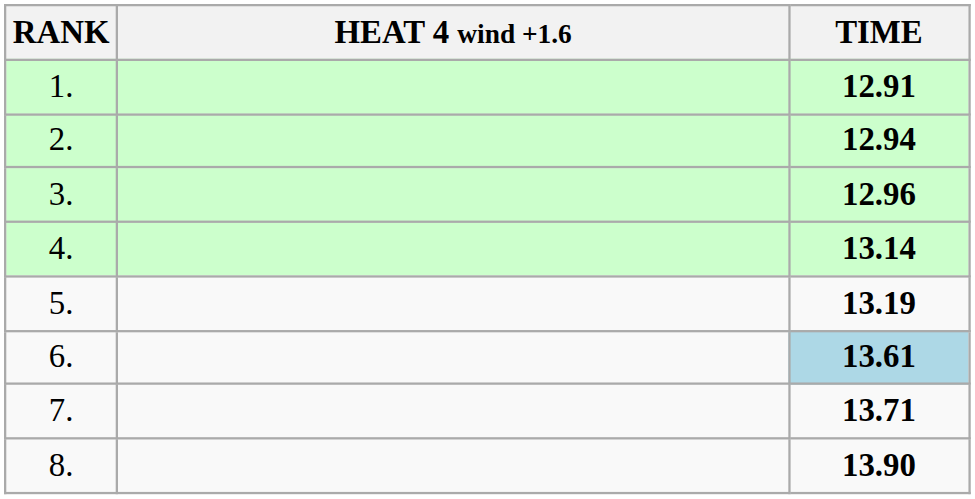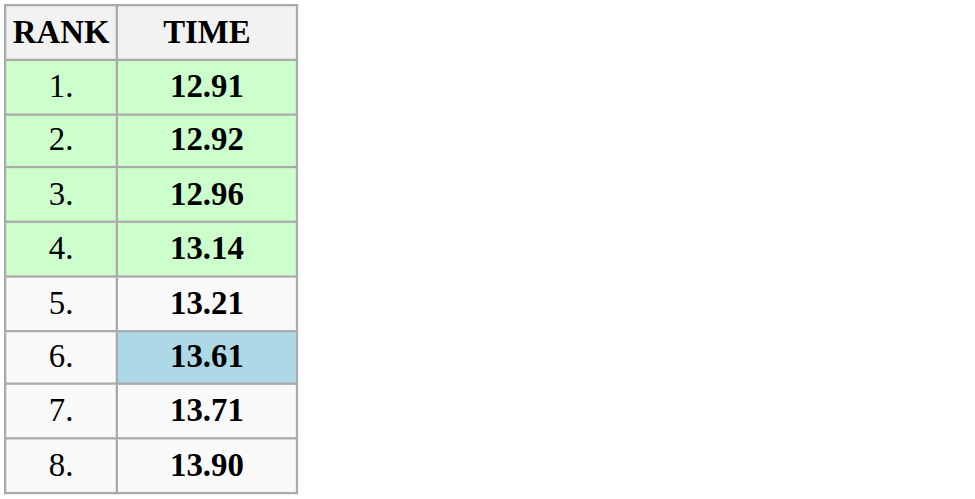- column: (453, 31)
(879, 140) 12.94 -> (207, 140) 12.92
(879, 302) 13.19 -> (207, 302) 13.21
